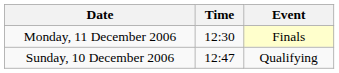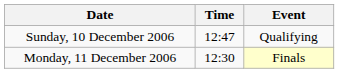rows swapped: (100, 57) <-> (100, 36)
